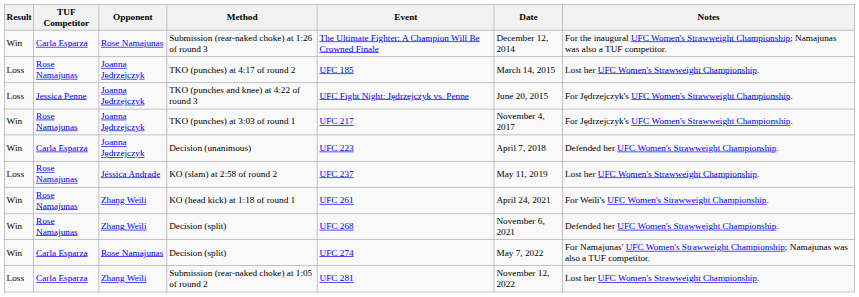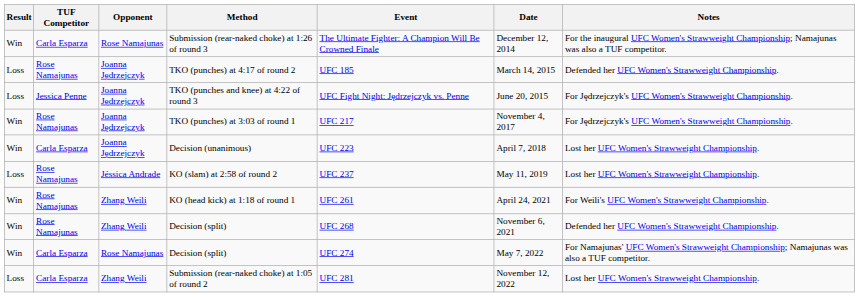(662, 69) Lost her UFC Women's Strawweight Championship. -> (672, 69) Defended her UFC Women's Strawweight Championship.
(672, 147) Defended her UFC Women's Strawweight Championship. -> (662, 147) Lost her UFC Women's Strawweight Championship.
